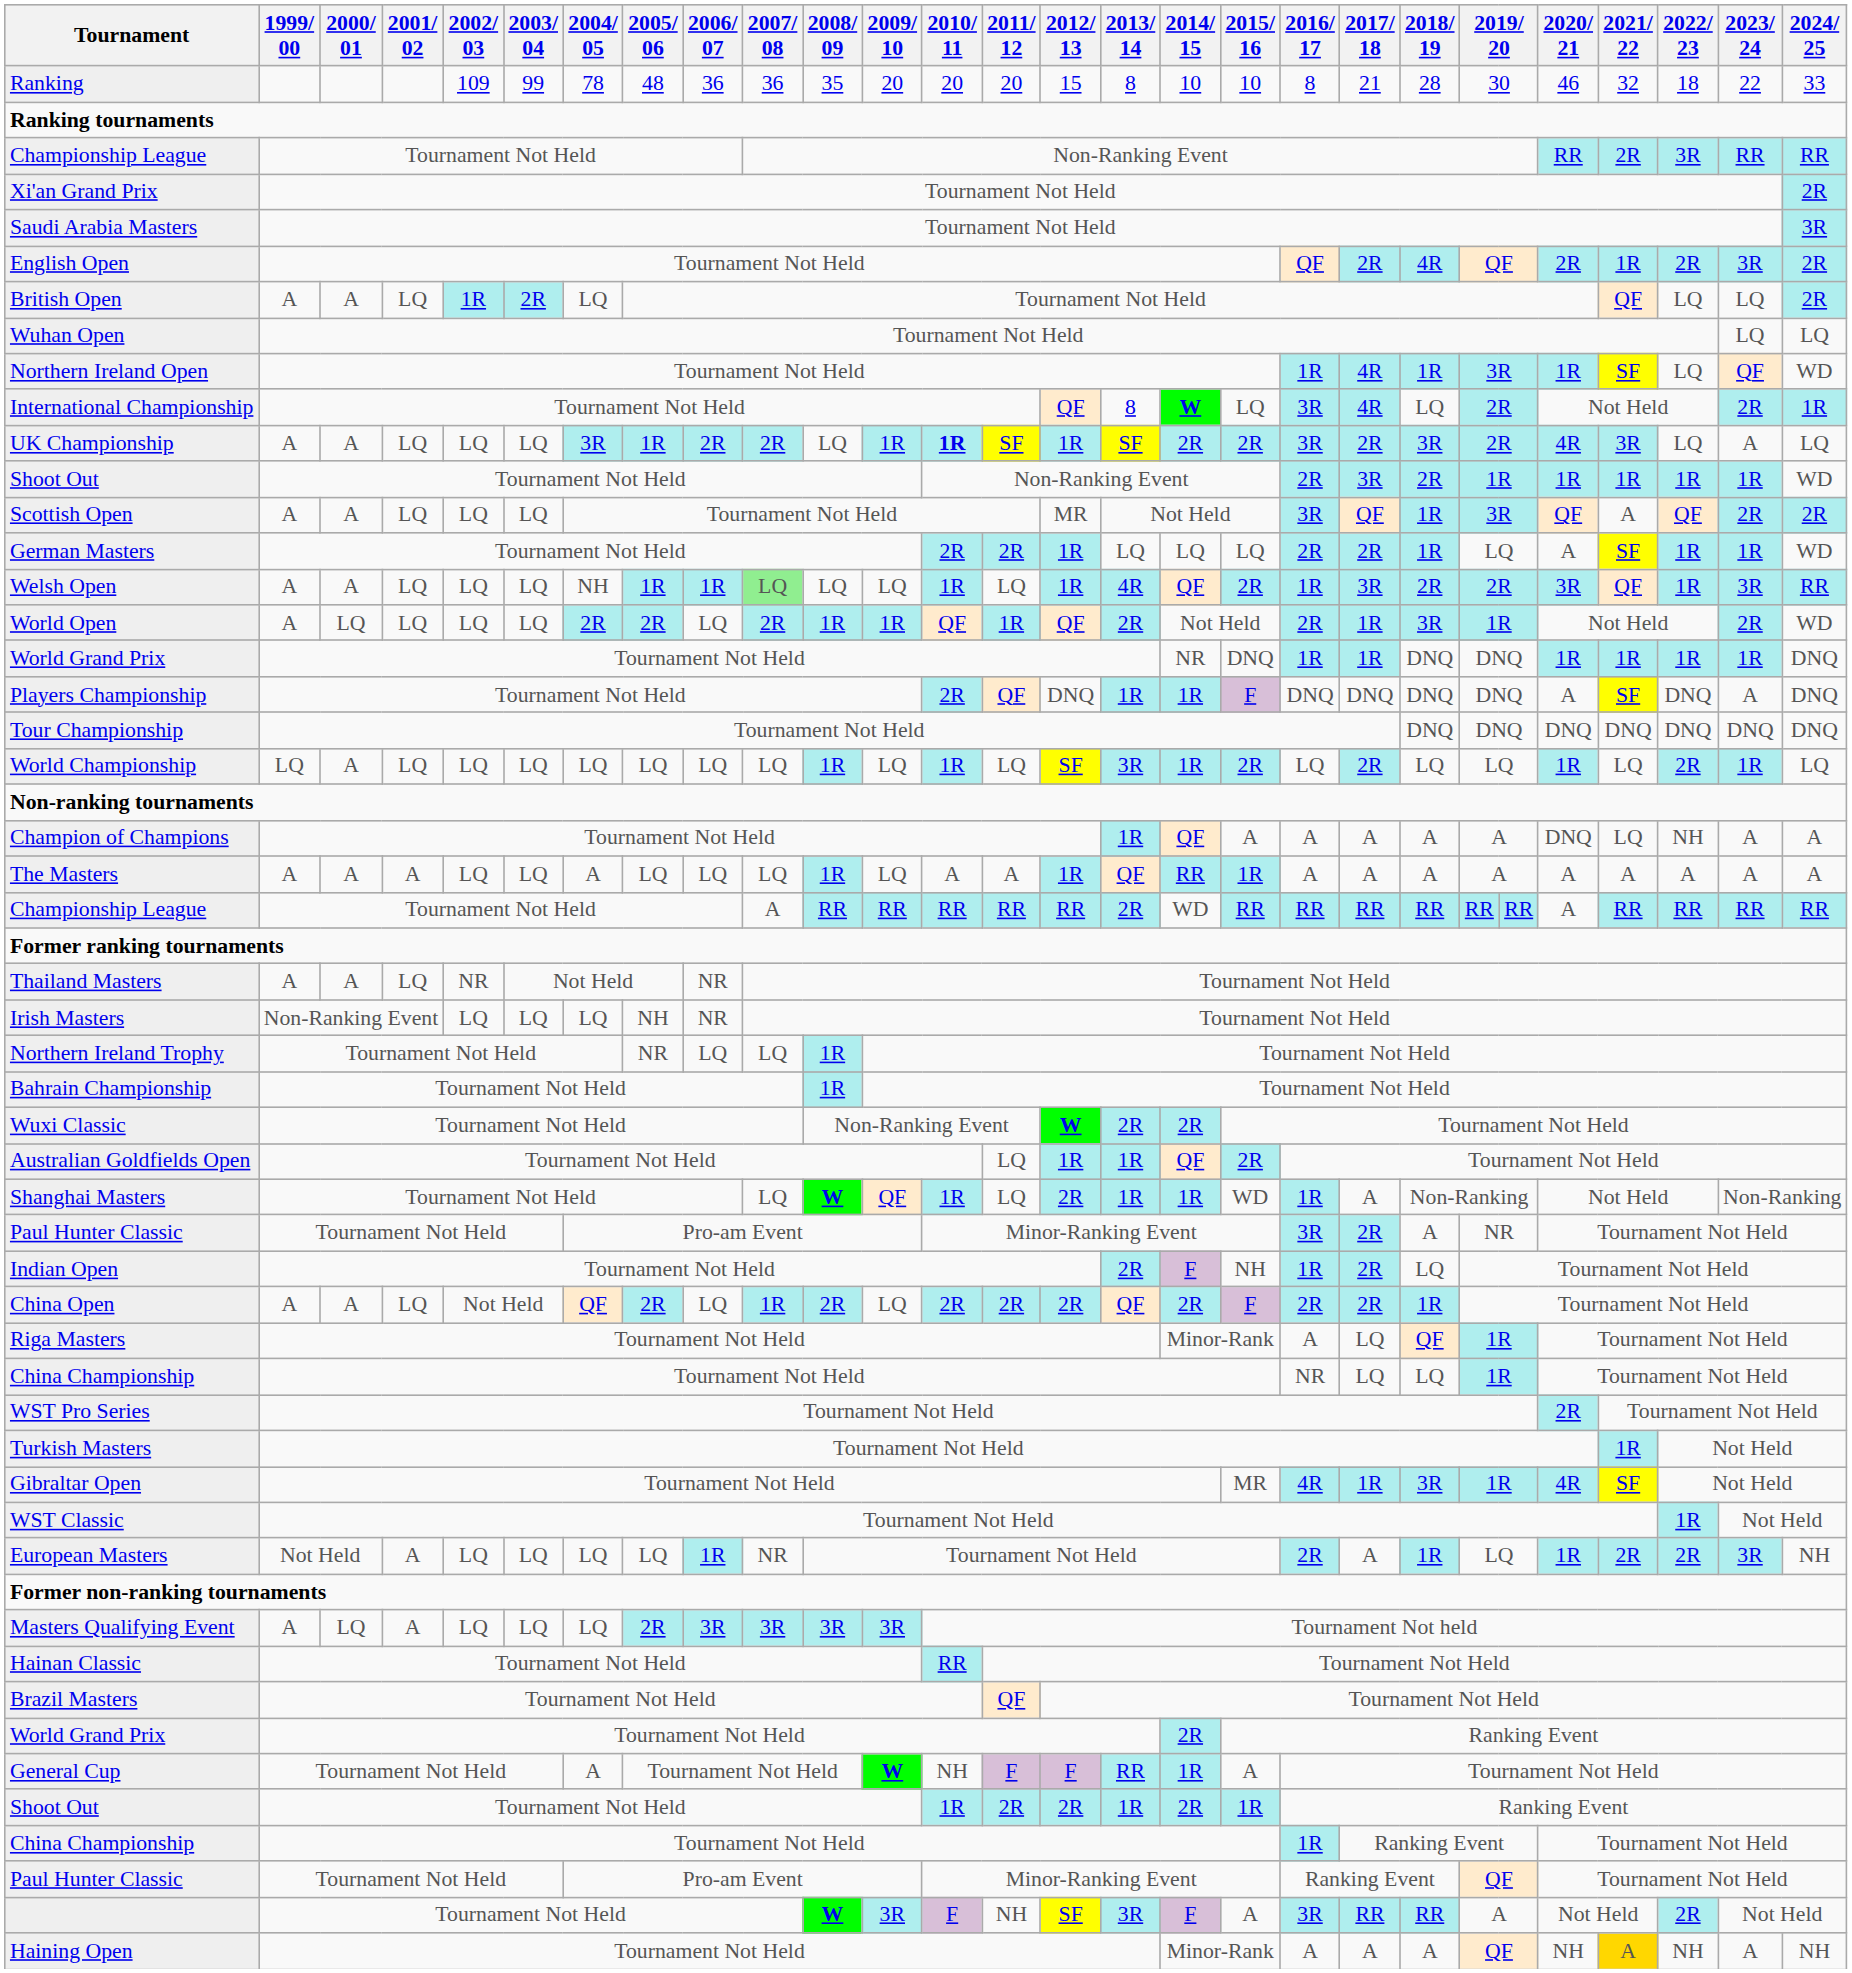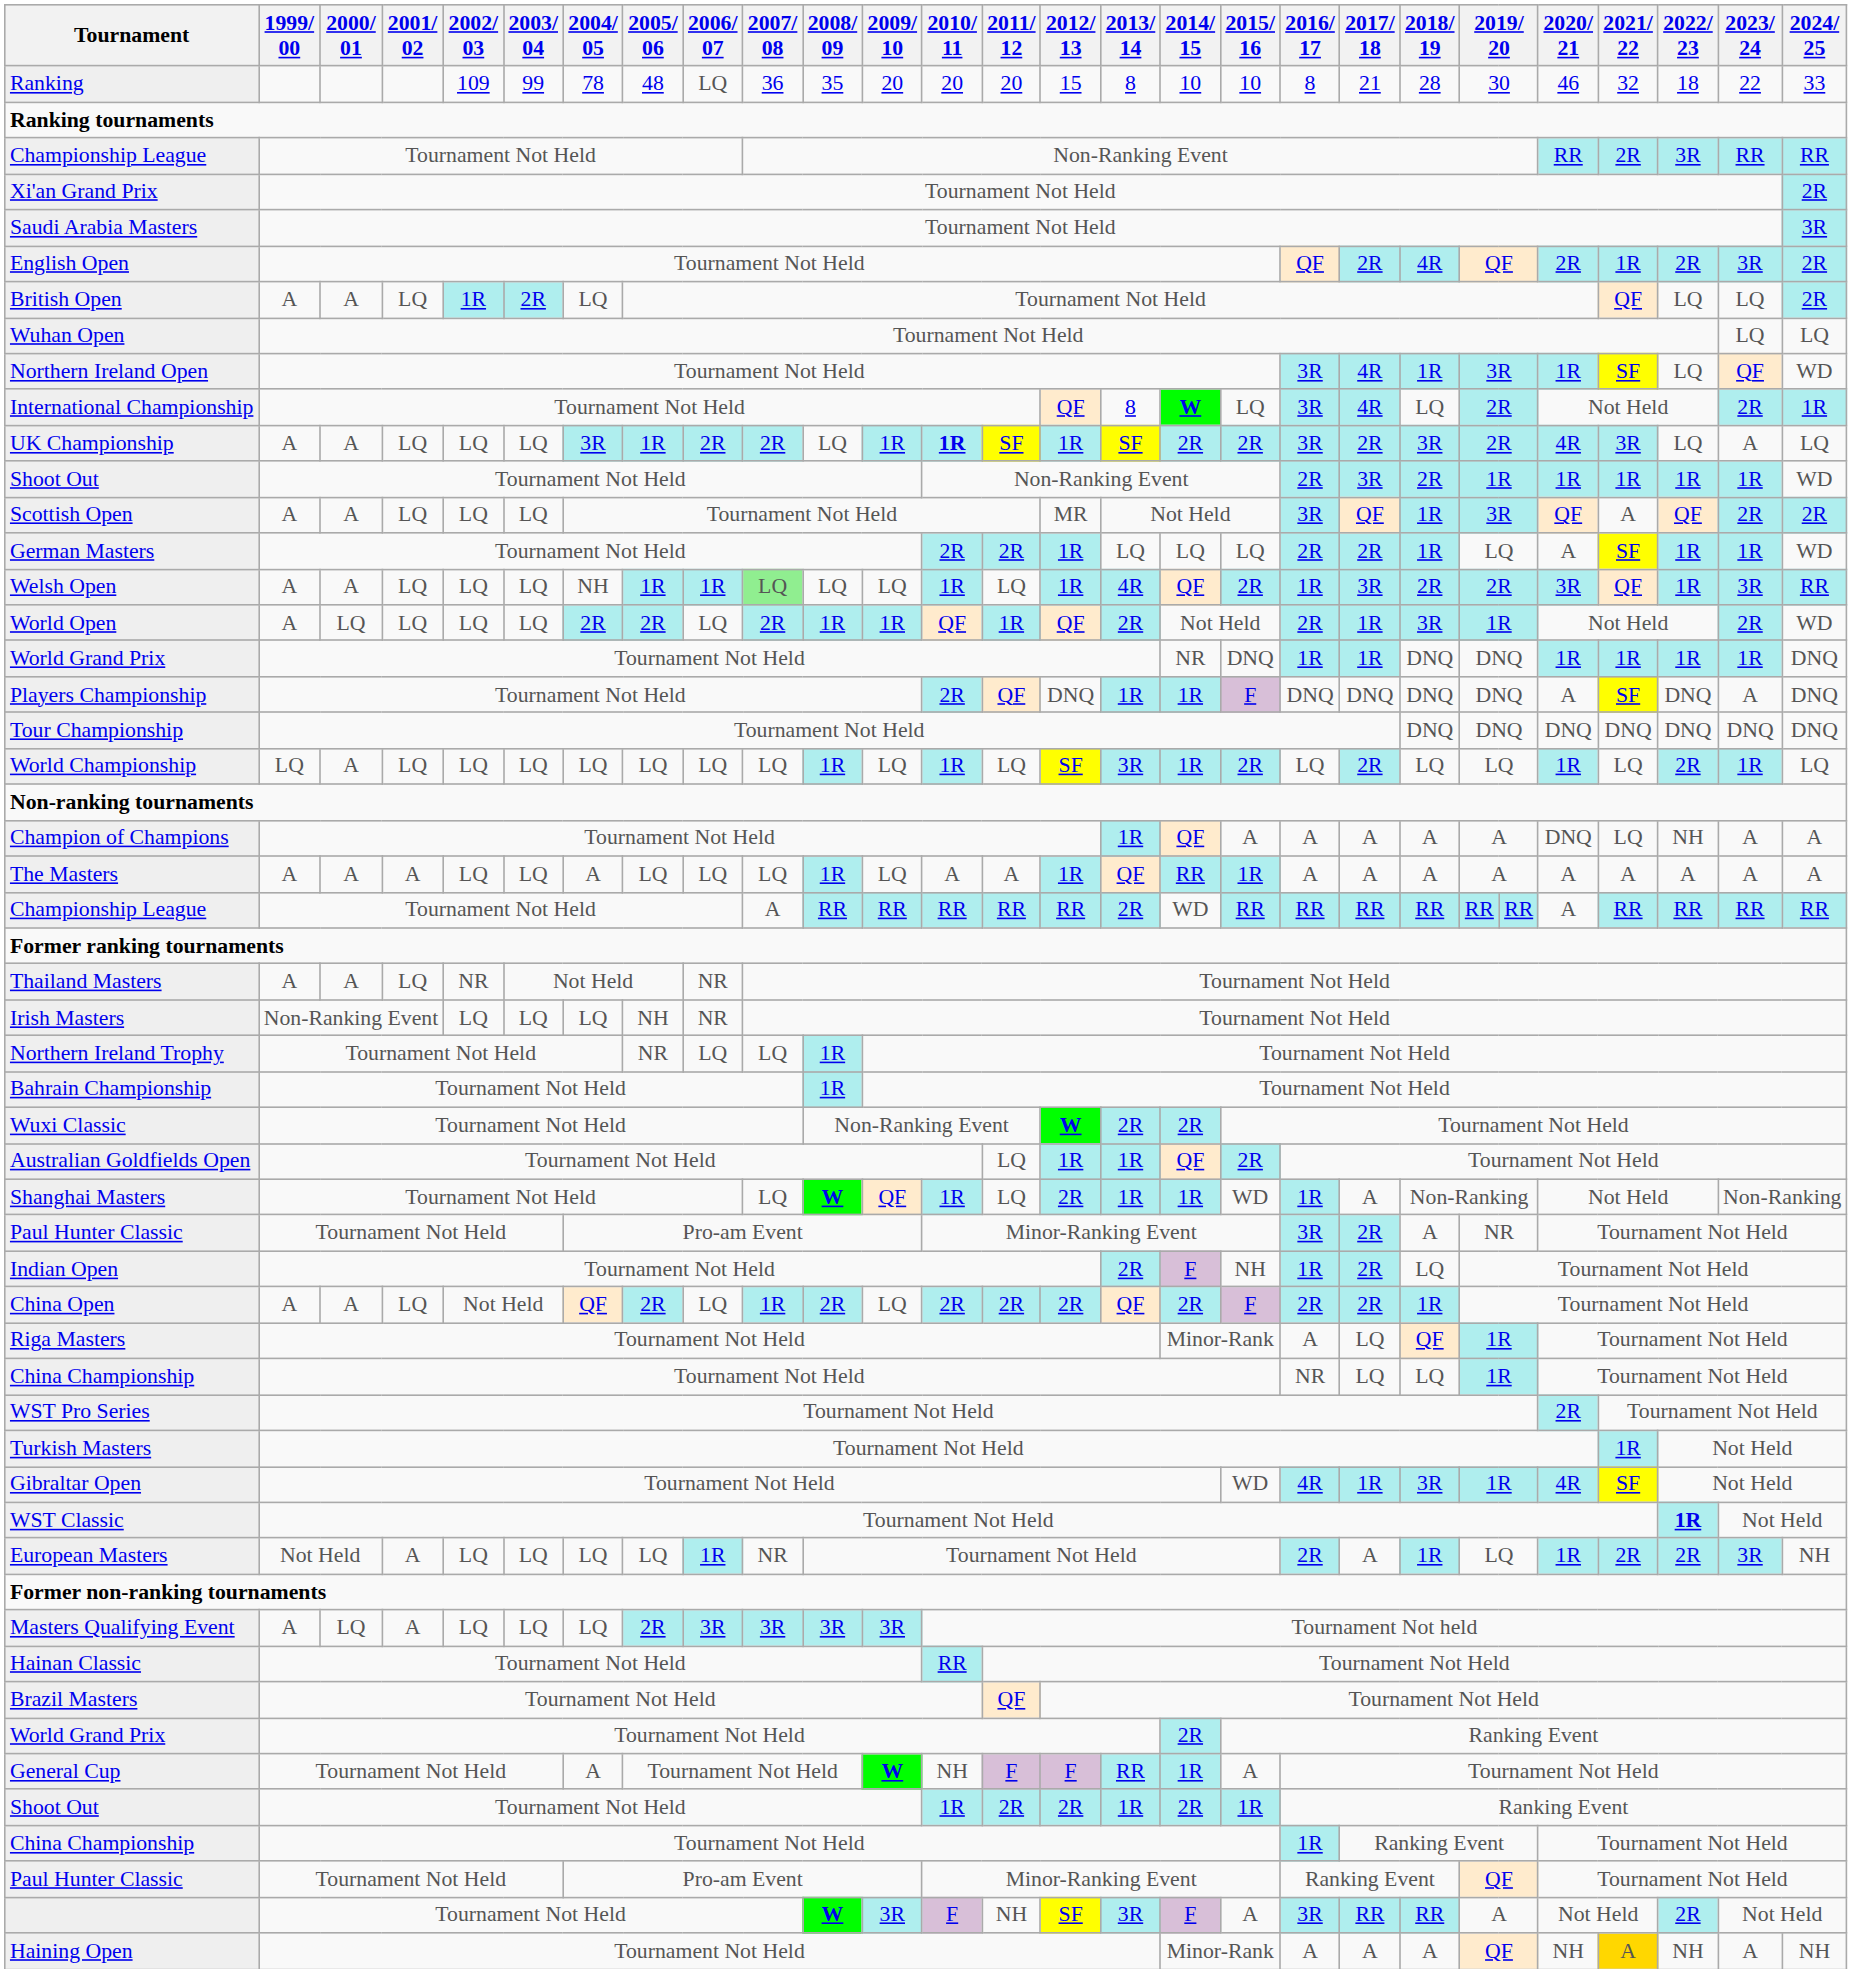(713, 83) 36 -> (713, 83) LQ
(1310, 370) 1R -> (1310, 370) 3R
(1250, 1483) MR -> (1250, 1483) WD
(1688, 1519) normal -> (1688, 1519) bold
